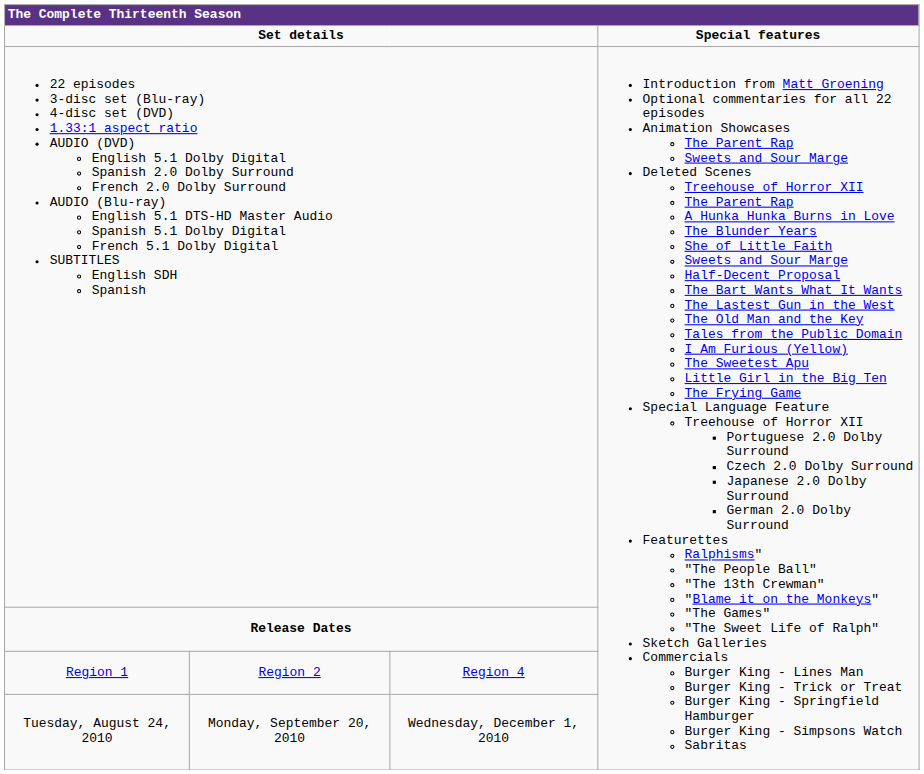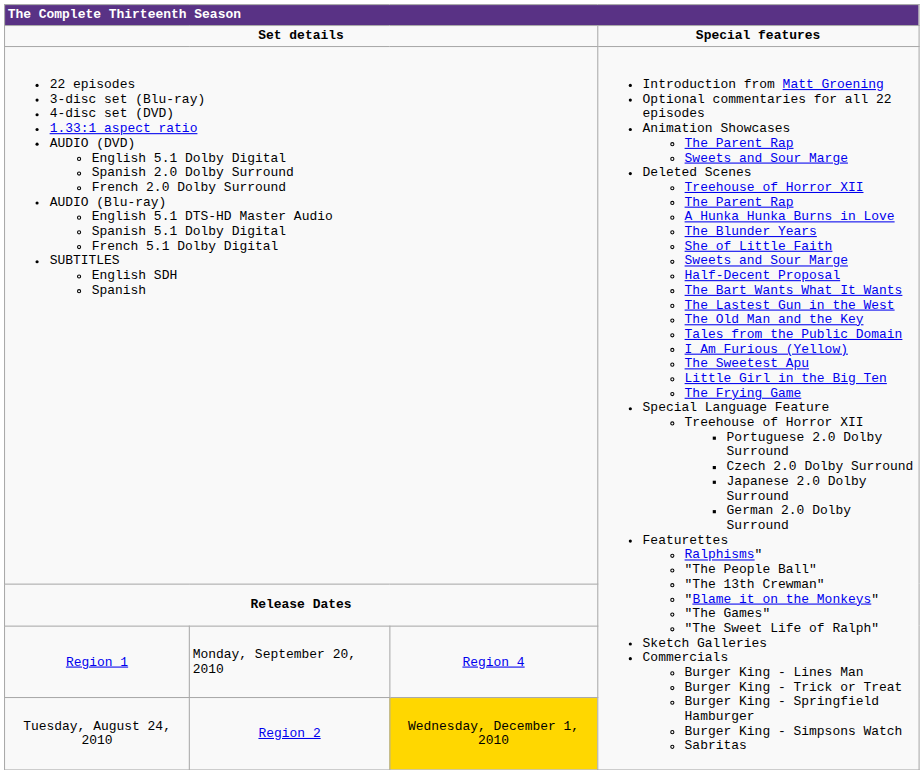(290, 673) Region 2 -> (274, 662) Monday, September 20, 2010
(290, 732) Monday, September 20, 2010 -> (290, 734) Region 2
(494, 732) no background -> (494, 734) gold background
